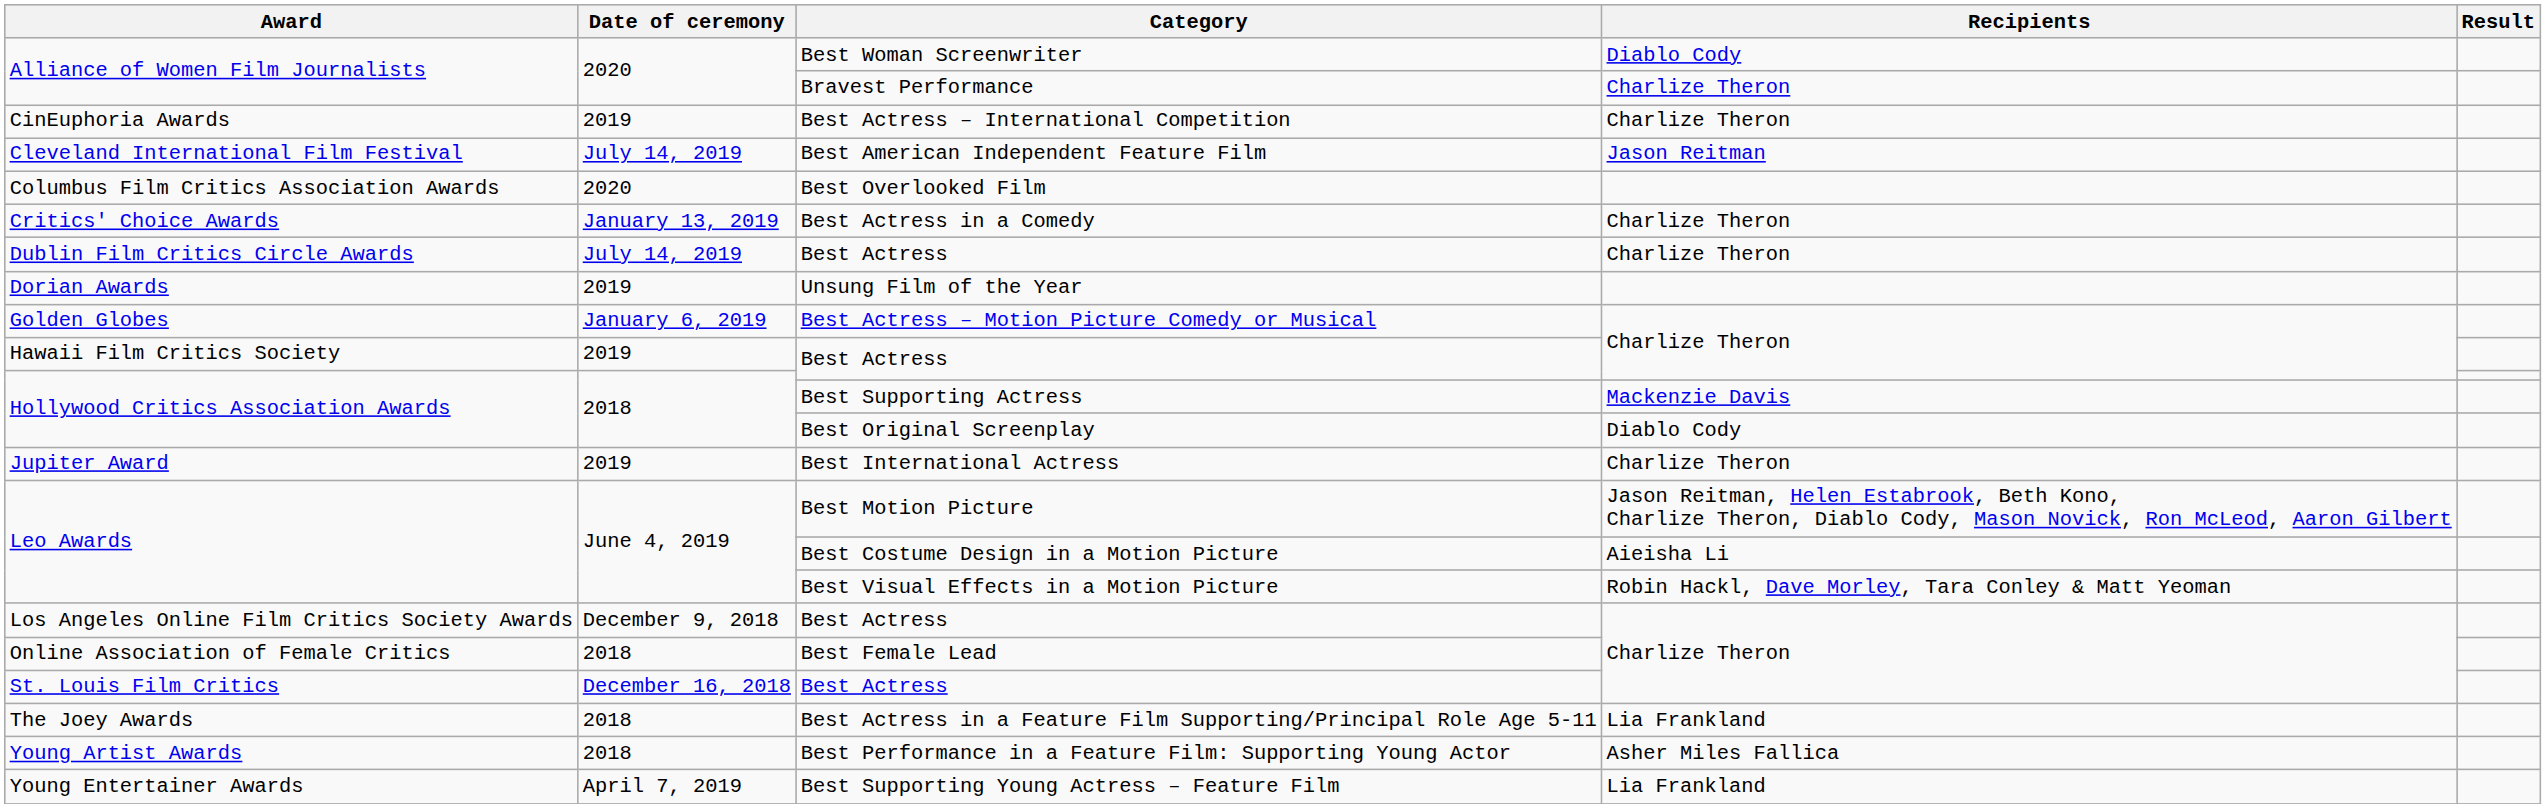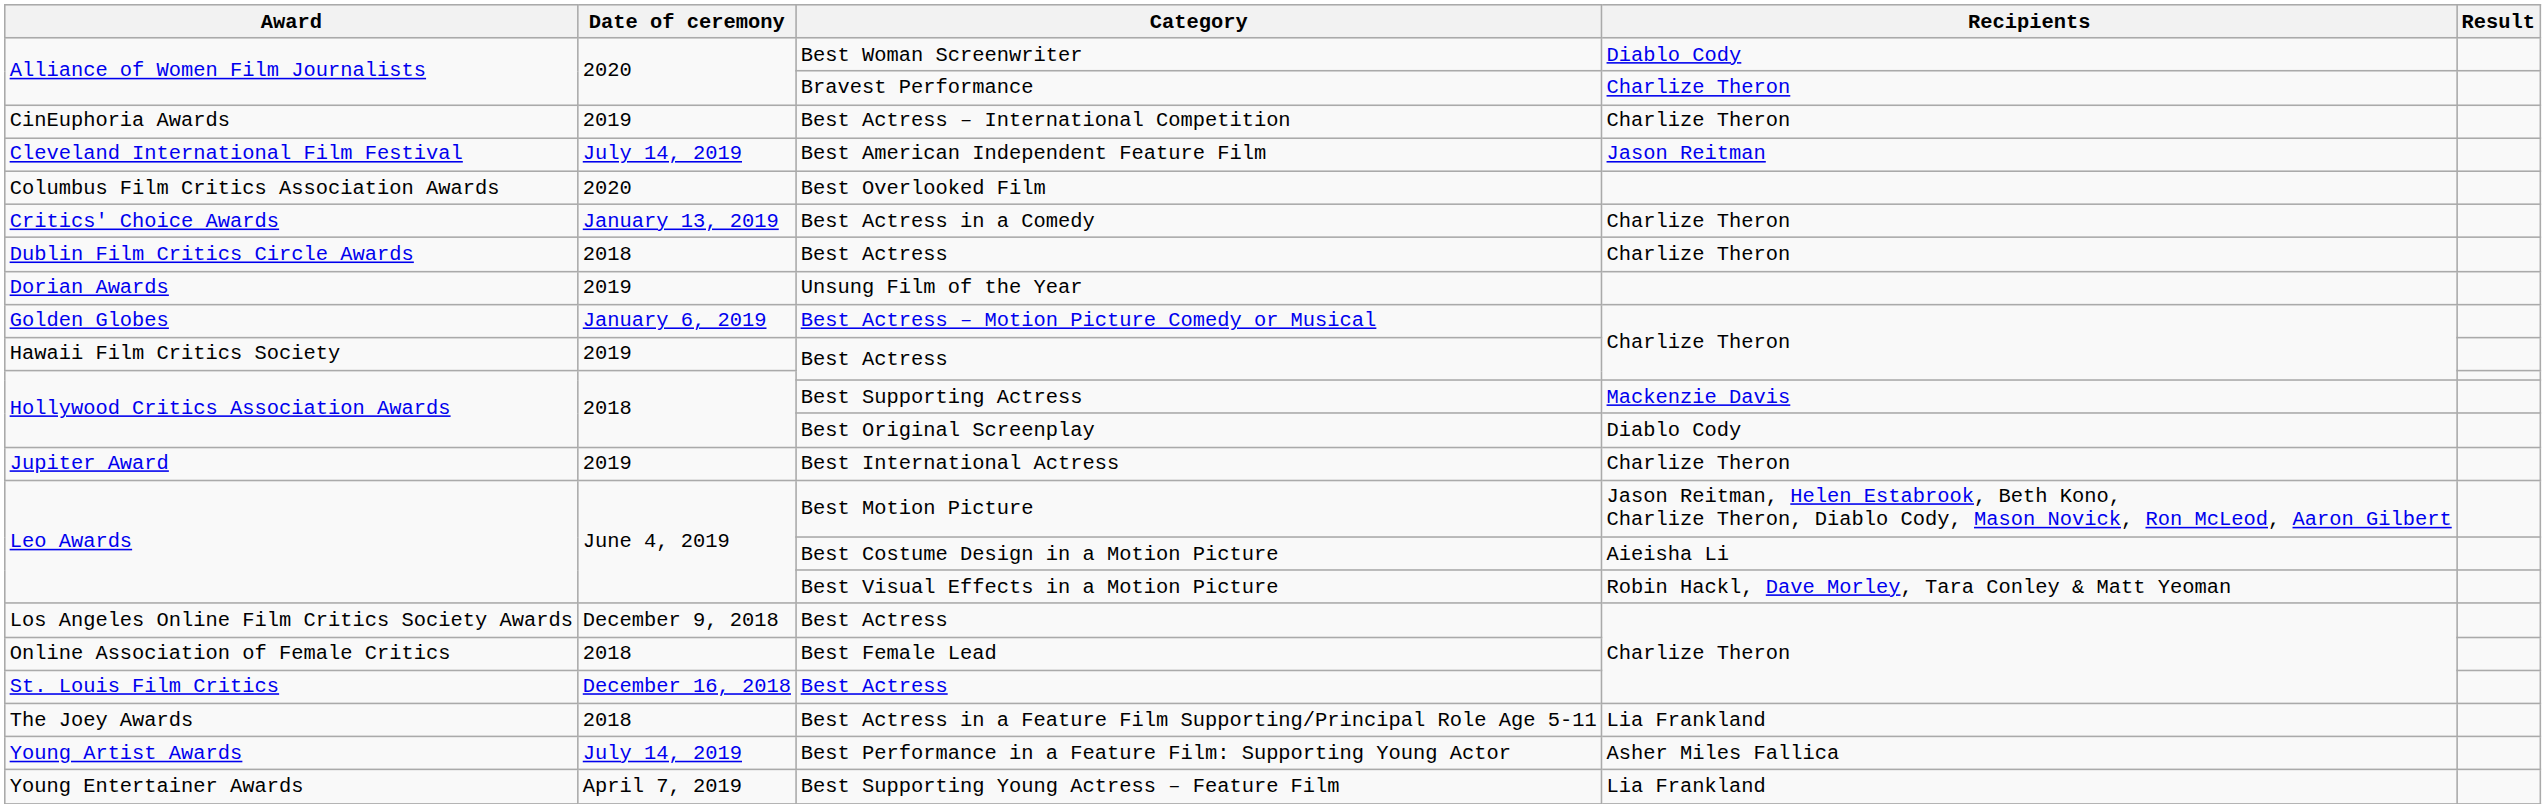(662, 254) July 14, 2019 -> (607, 254) 2018
(607, 753) 2018 -> (662, 753) July 14, 2019
